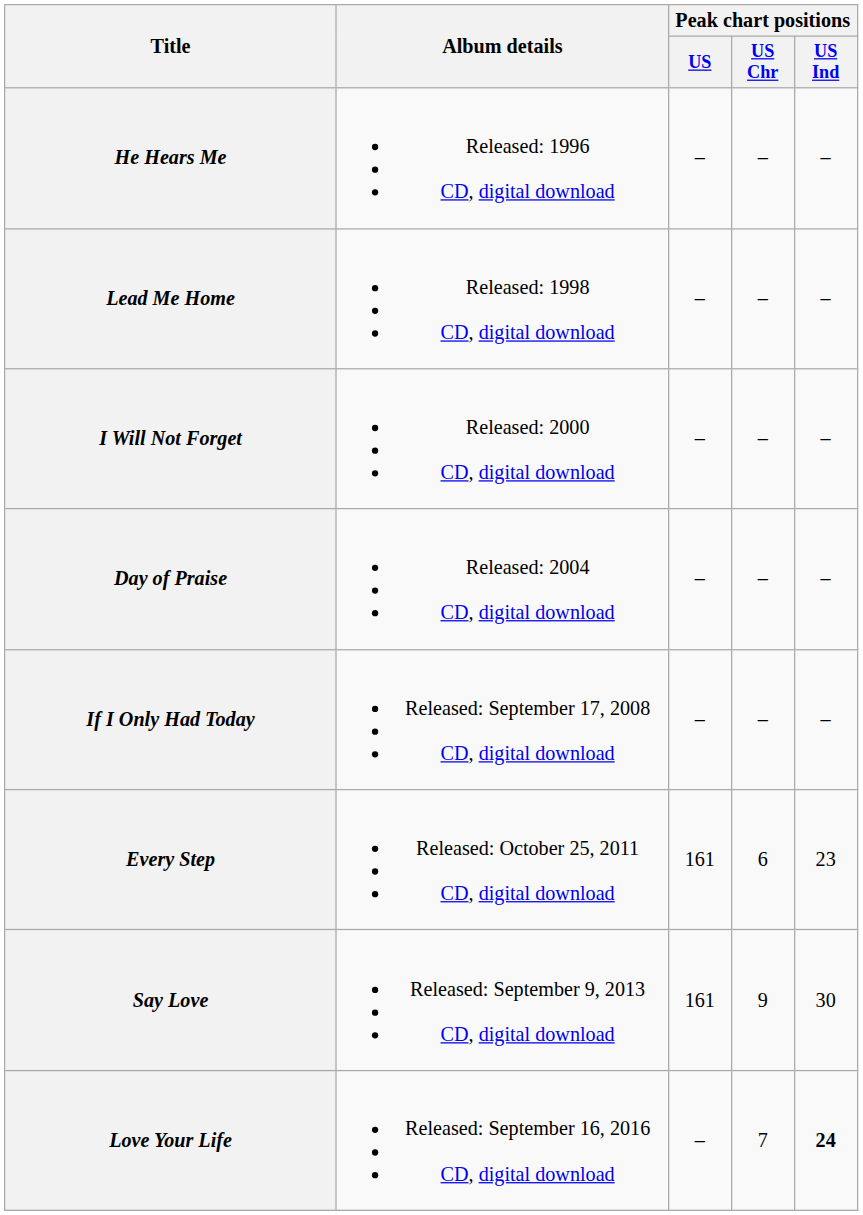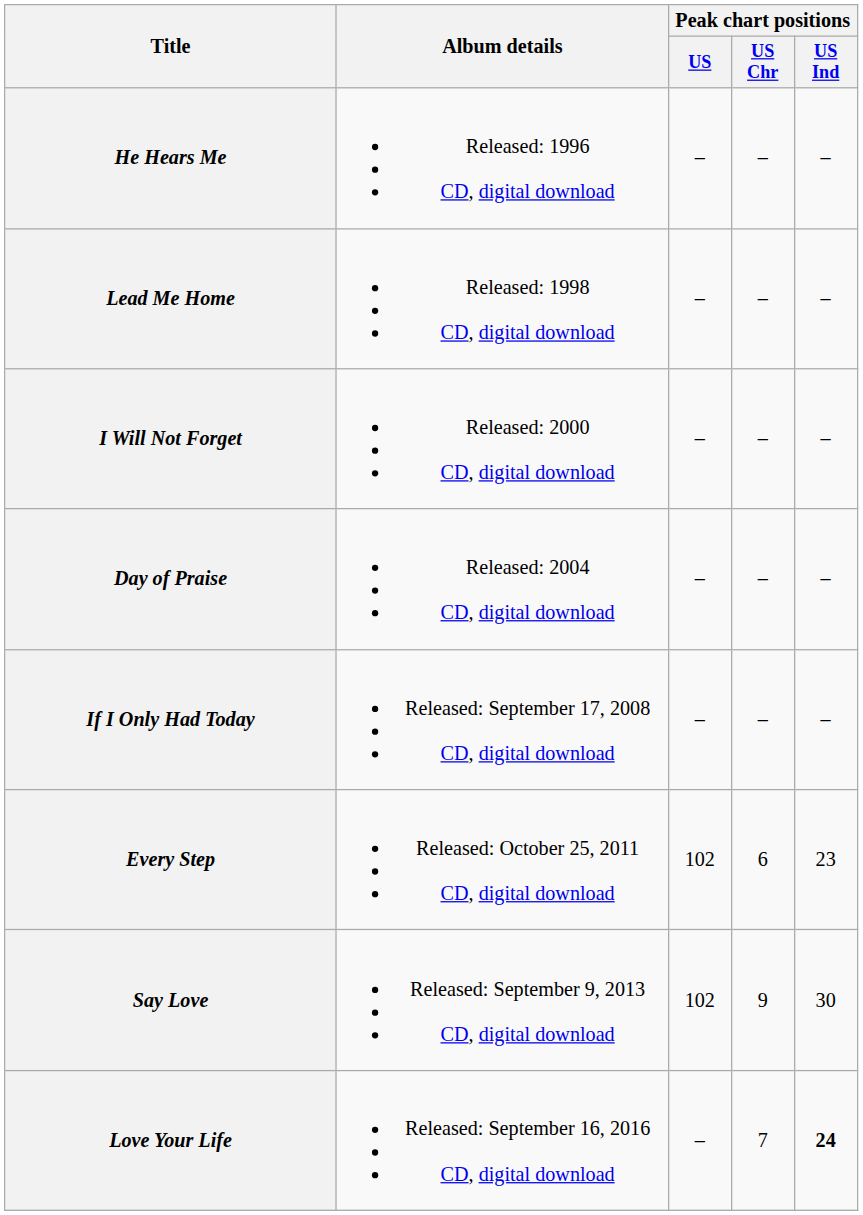(700, 859) 161 -> (700, 859) 102
(700, 999) 161 -> (700, 999) 102
